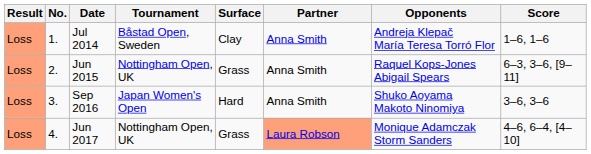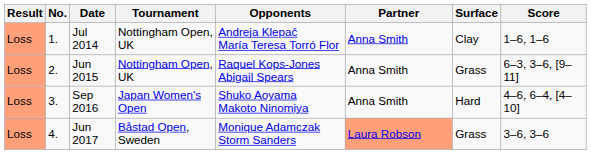columns swapped: (240, 13) <-> (436, 13)
(154, 38) Båstad Open, Sweden -> (165, 38) Nottingham Open, UK
(526, 102) 3–6, 3–6 -> (538, 102) 4–6, 6–4, [4–10]
(165, 133) Nottingham Open, UK -> (154, 133) Båstad Open, Sweden
(538, 133) 4–6, 6–4, [4–10] -> (526, 133) 3–6, 3–6
